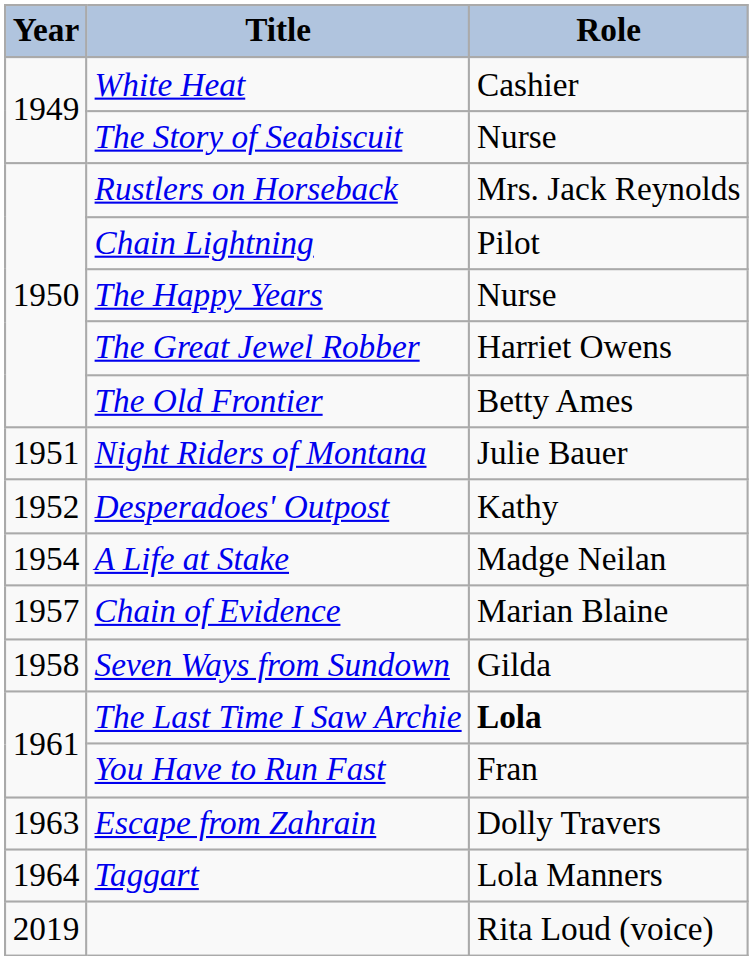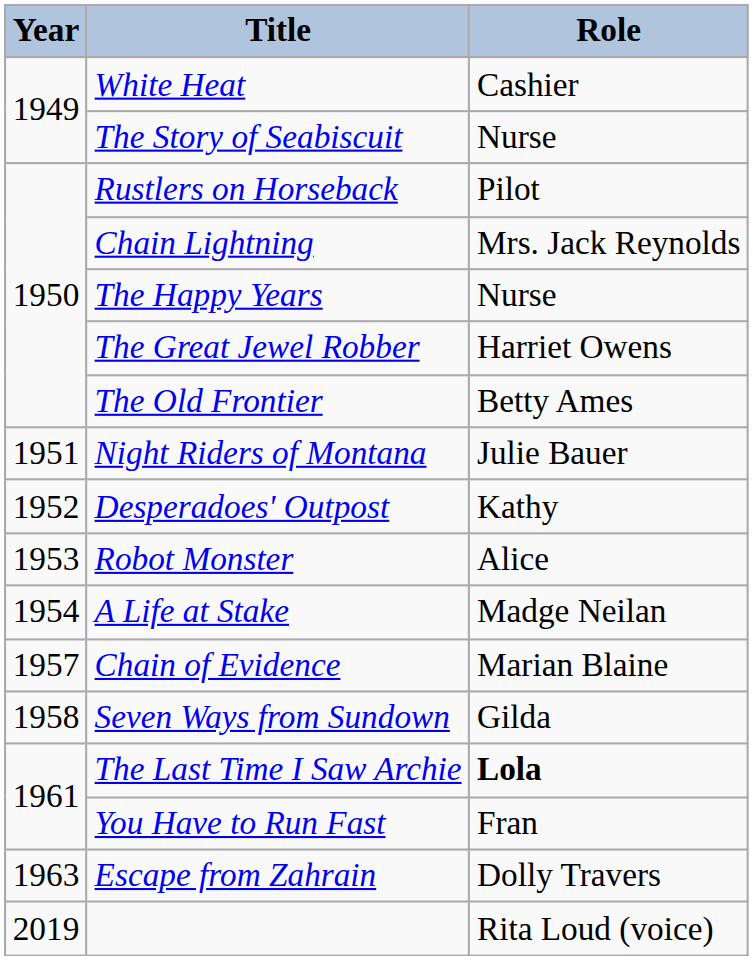(609, 189) Mrs. Jack Reynolds -> (508, 189) Pilot
(508, 242) Pilot -> (609, 242) Mrs. Jack Reynolds
+ row: (194, 558)
- row: (147, 875)
